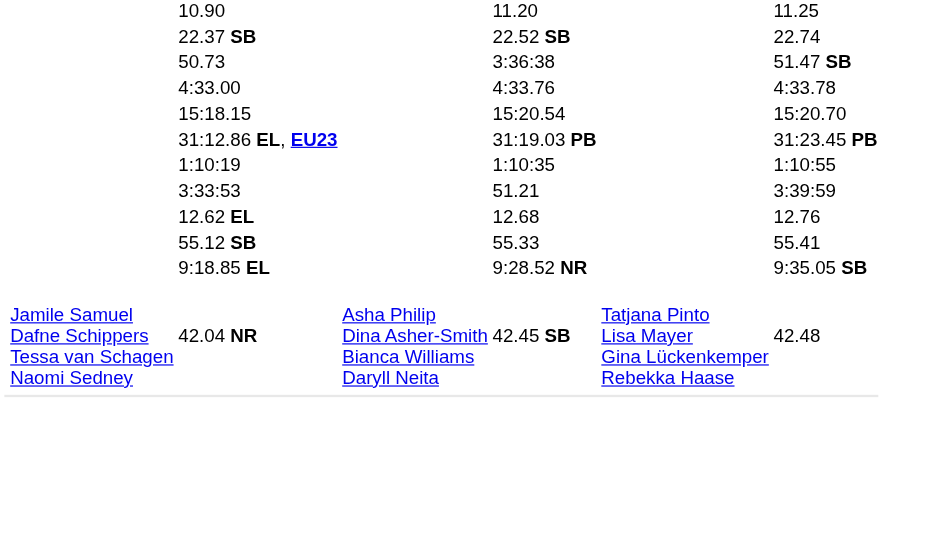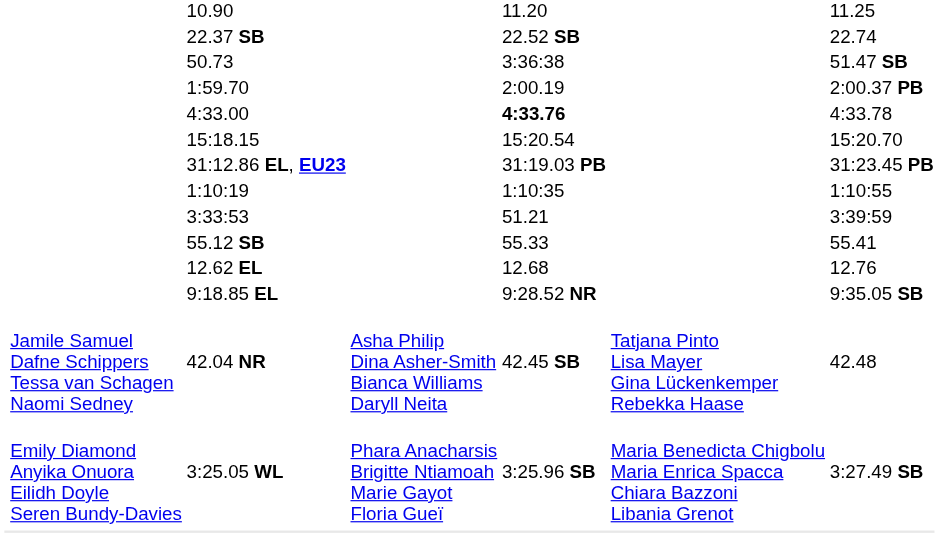+ row: (96, 88)
(524, 88) normal -> (534, 113) bold
rows swapped: (92, 217) <-> (92, 243)
+ row: (96, 482)
